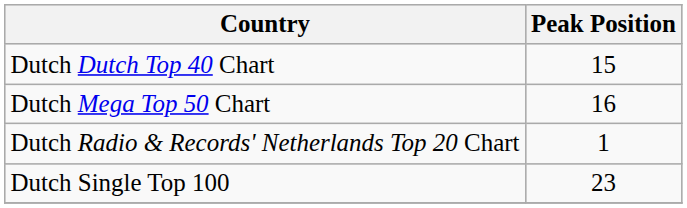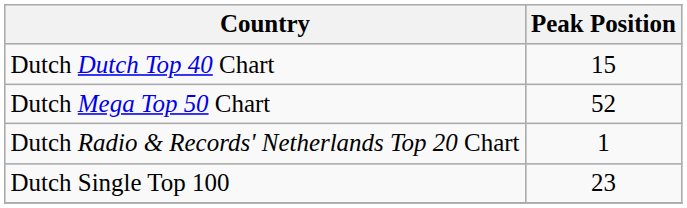(603, 103) 16 -> (603, 103) 52
